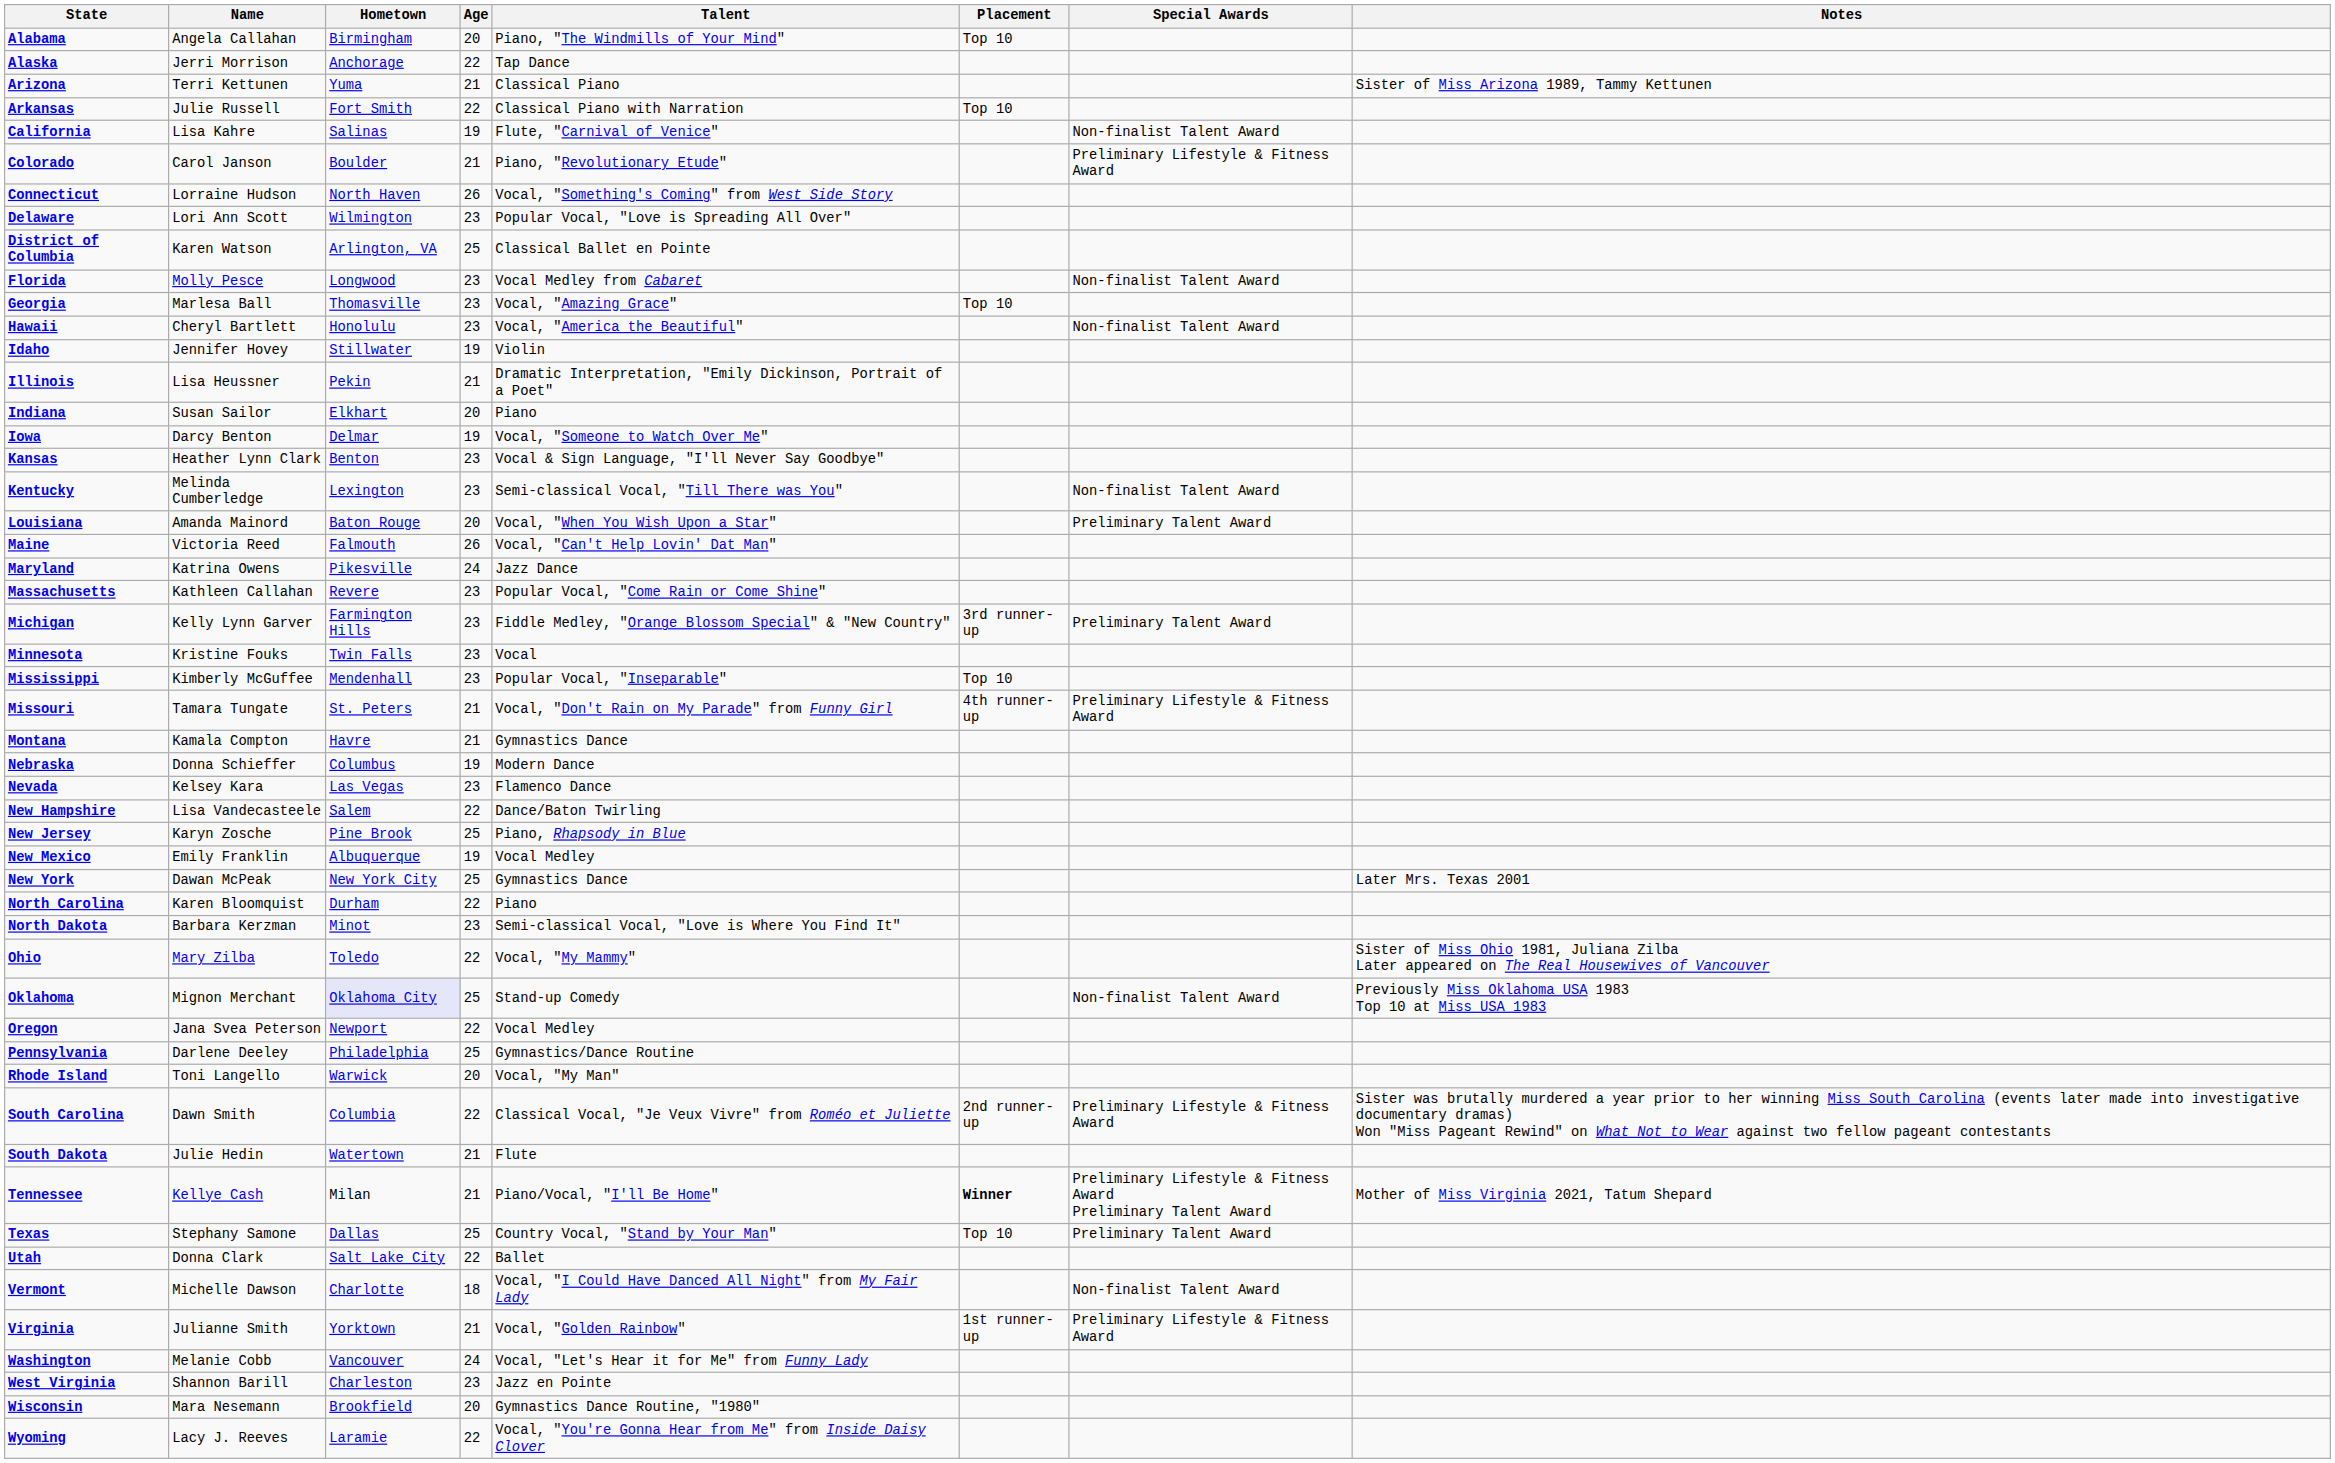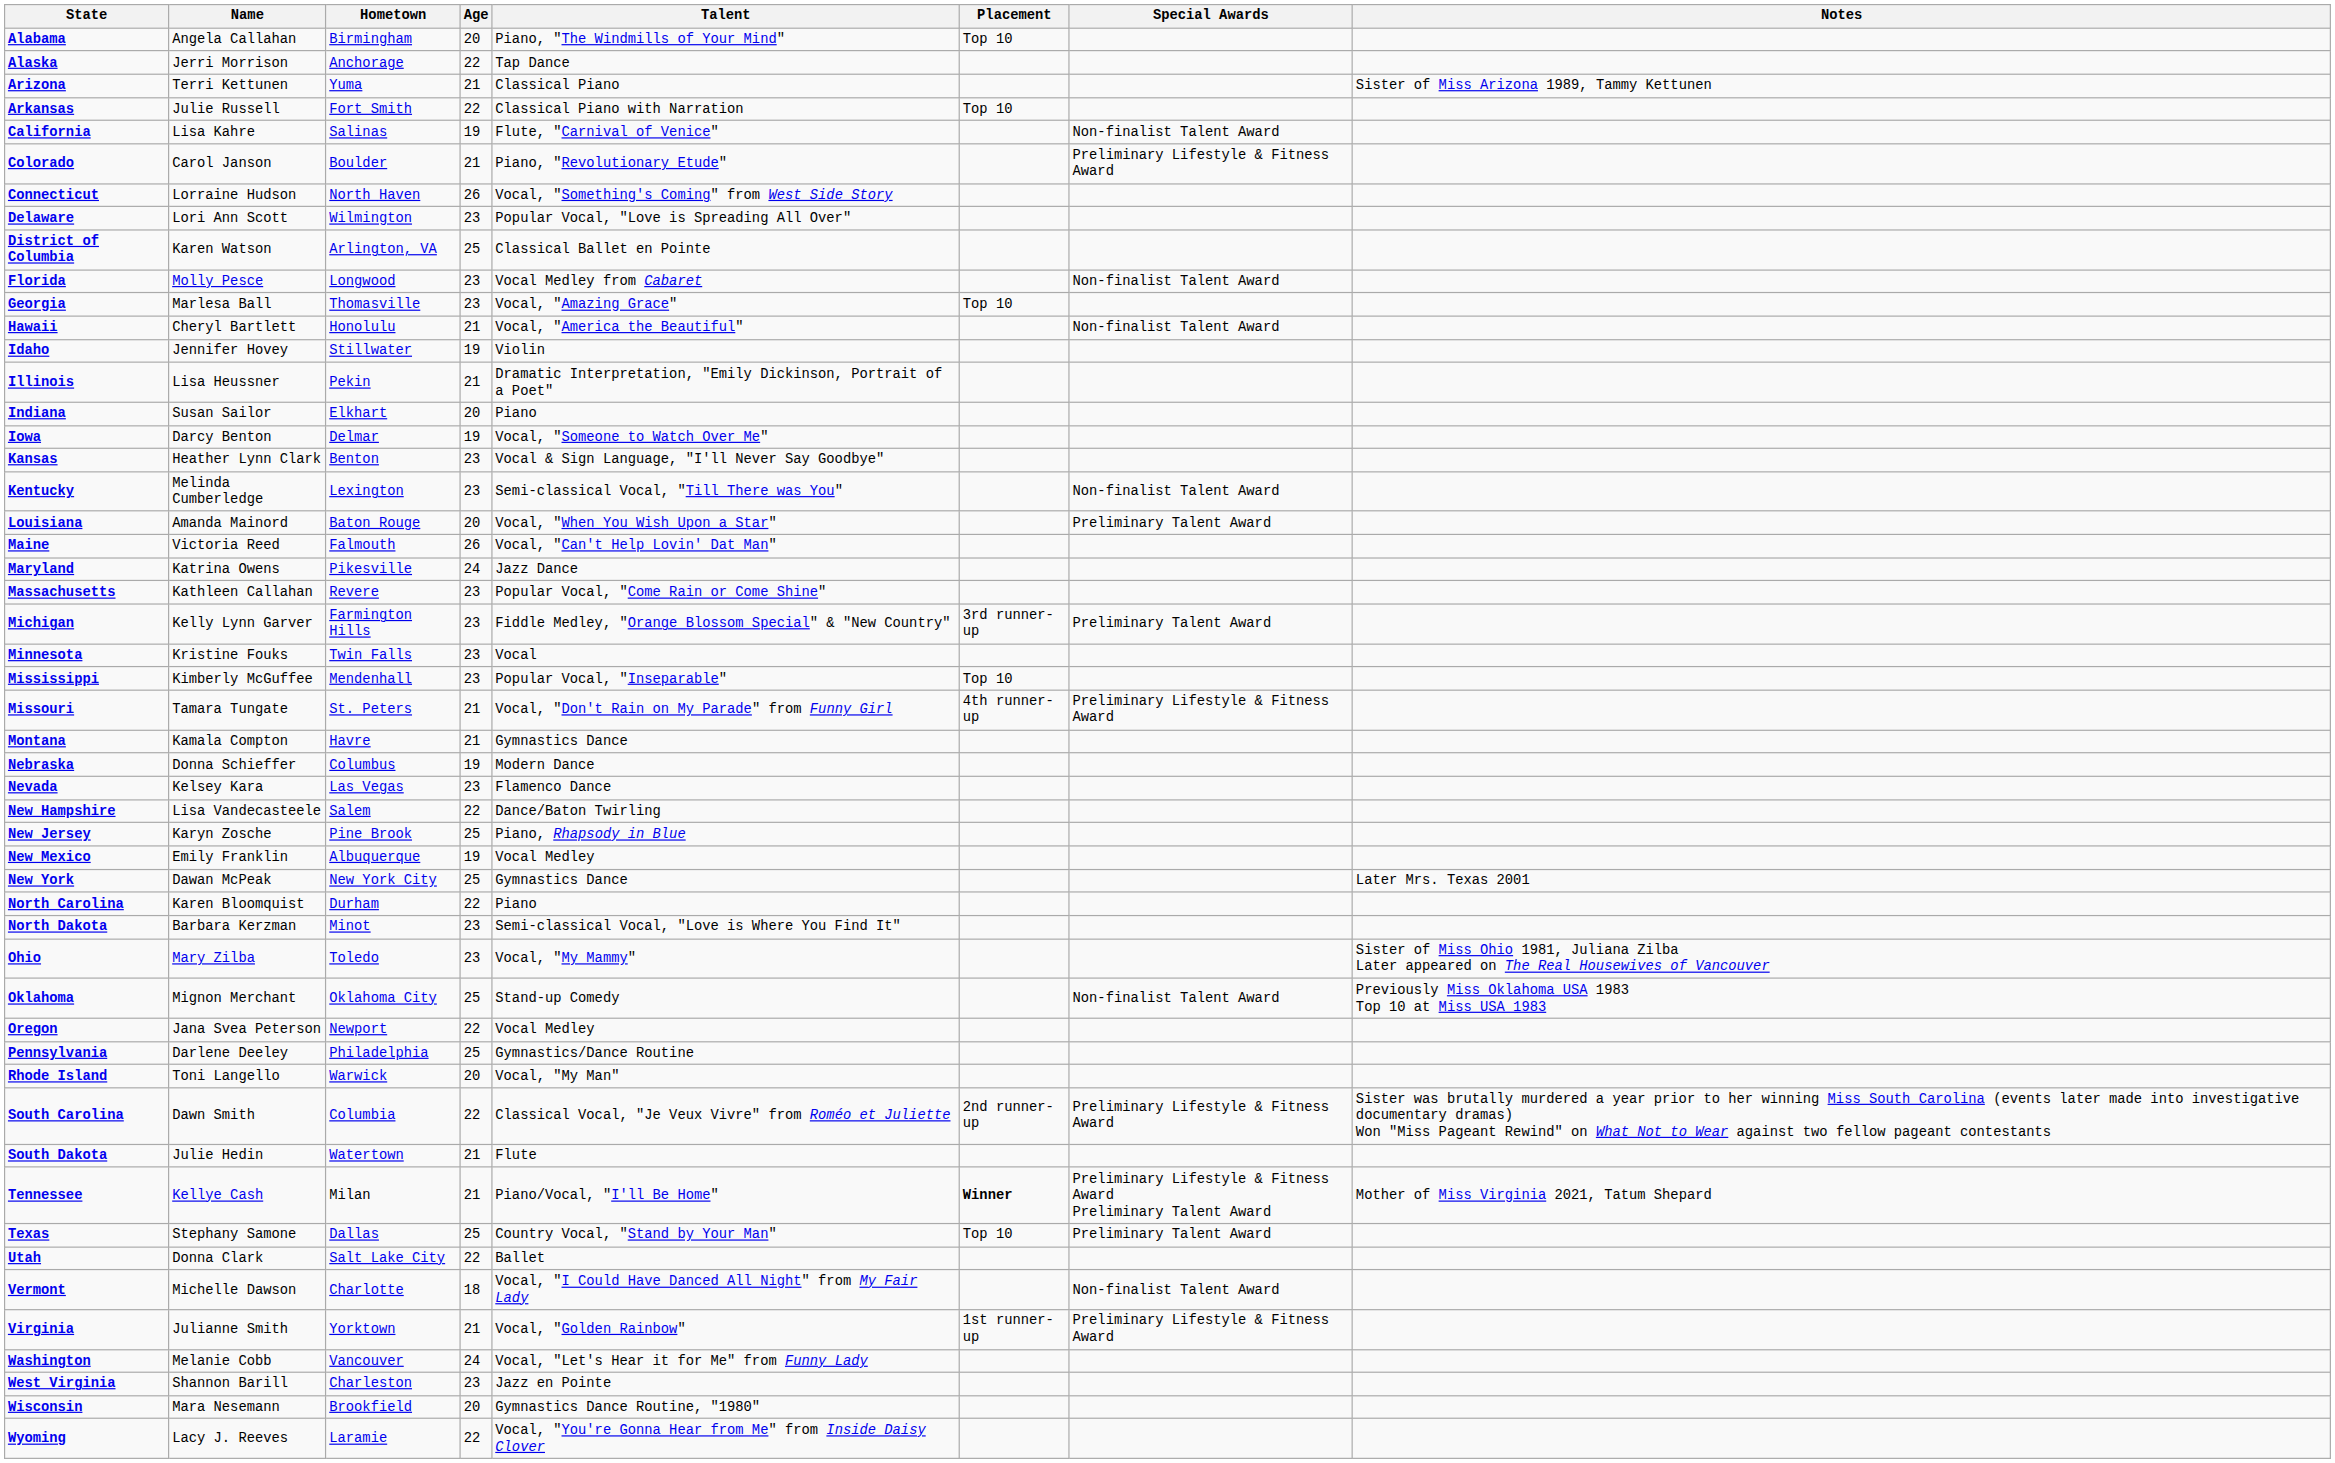(472, 327) 23 -> (472, 327) 21
(472, 958) 22 -> (472, 958) 23
(383, 998) lavender background -> (383, 998) no background
